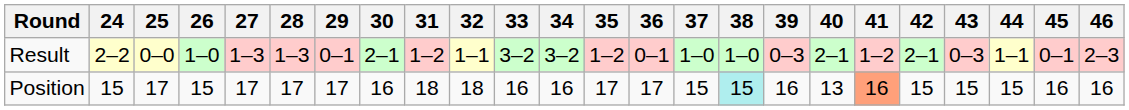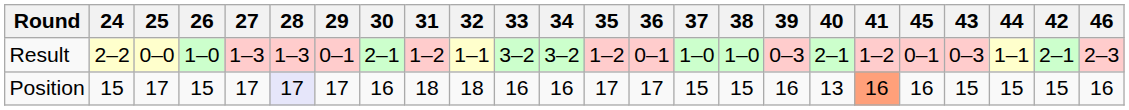columns swapped: (922, 21) <-> (1057, 21)
(292, 88) no background -> (292, 88) lavender background
(742, 88) paleturquoise background -> (742, 88) no background
